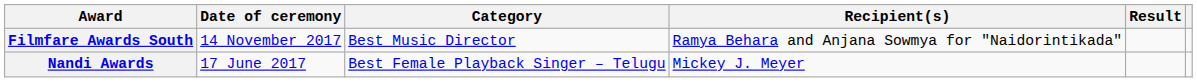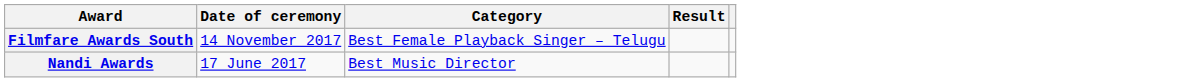- column: (897, 17)
(432, 40) Best Music Director -> (507, 40) Best Female Playback Singer – Telugu
(507, 64) Best Female Playback Singer – Telugu -> (432, 64) Best Music Director
